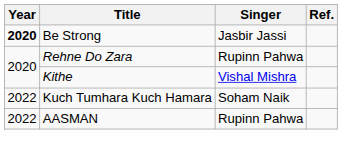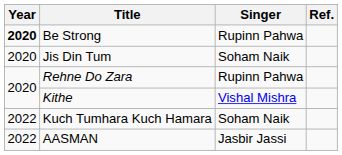(252, 35) Jasbir Jassi -> (261, 35) Rupinn Pahwa
+ row: (77, 56)
(261, 118) Rupinn Pahwa -> (252, 139) Jasbir Jassi
